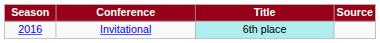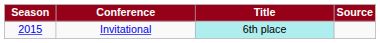(30, 30) 2016 -> (30, 30) 2015
